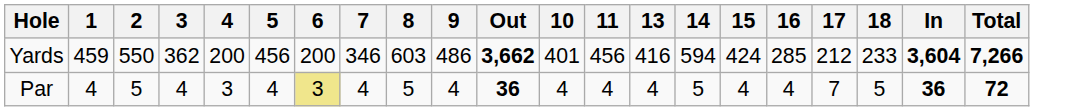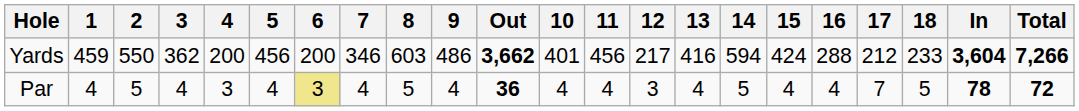+ column: (653, 21)
(789, 55) 285 -> (834, 55) 288
(934, 88) 36 -> (979, 88) 78
